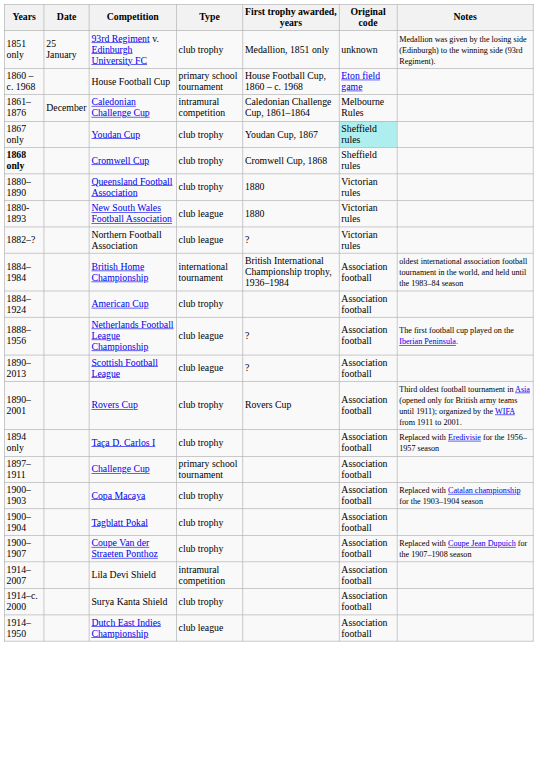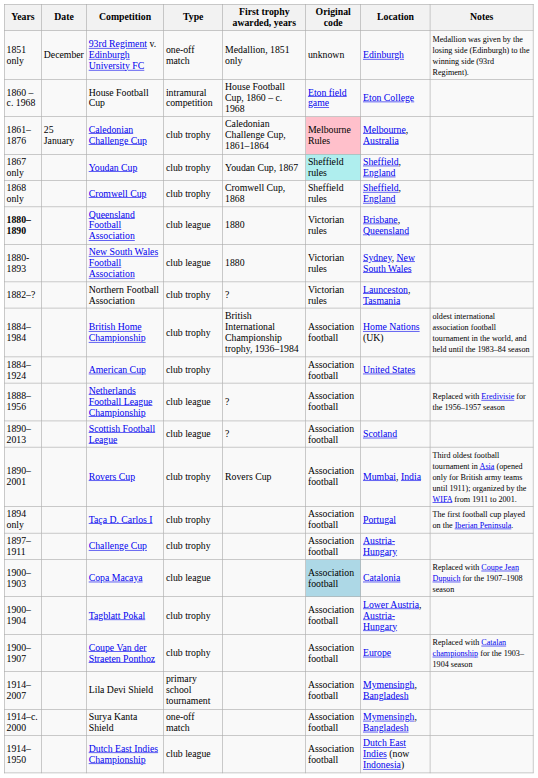+ column: (396, 17)
(61, 49) 25 January -> (64, 55) December
(201, 49) club trophy -> (180, 55) one-off match
(208, 81) primary school tournament -> (189, 98) intramural competition
(66, 108) December -> (59, 135) 25 January
(202, 108) intramural competition -> (188, 135) club trophy
(363, 108) no background -> (329, 135) pink background
(16, 161) bold -> (16, 193) normal
(19, 187) normal -> (19, 225) bold
(201, 187) club trophy -> (188, 225) club league
(201, 240) club league -> (188, 295) club trophy
(203, 272) international tournament -> (188, 332) club trophy
(457, 336) The first football cup played on the Iberian Peninsula. -> (479, 402) Replaced with Eredivisie for the 1956–1957 season
(463, 443) Replaced with Eredivisie for the 1956–1957 season -> (479, 520) The first football cup played on the Iberian Peninsula.
(208, 469) primary school tournament -> (188, 546) club trophy
(201, 495) club trophy -> (188, 578) club league
(364, 495) no background -> (331, 578) lightblue background
(460, 496) Replaced with Catalan championship for the 1903–1904 season -> (478, 578) Replaced with Coupe Jean Dupuich for the 1907–1908 season
(463, 549) Replaced with Coupe Jean Dupuich for the 1907–1908 season -> (478, 653) Replaced with Catalan championship for the 1903–1904 season
(202, 575) intramural competition -> (188, 690) primary school tournament
(201, 601) club trophy -> (180, 722) one-off match
